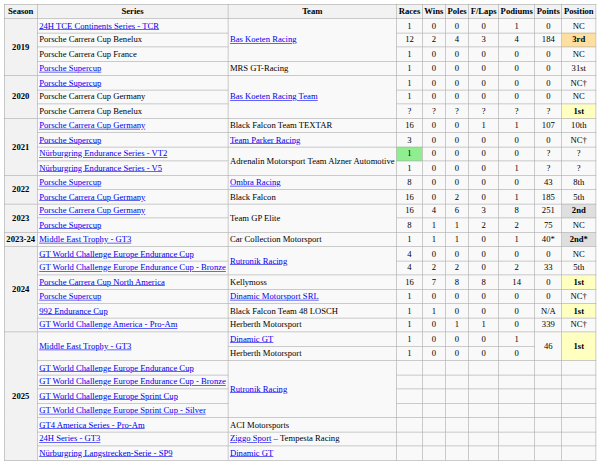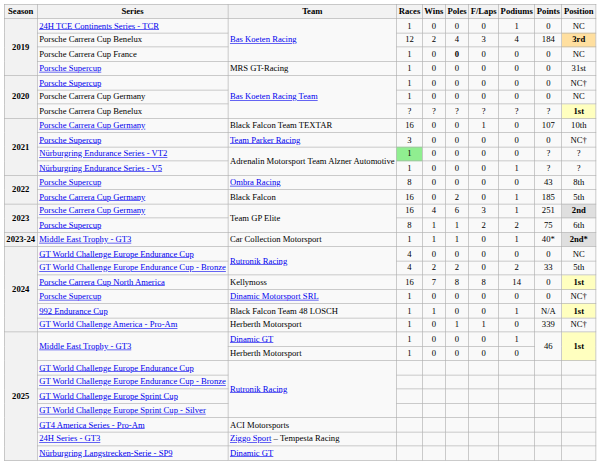(457, 54) normal -> (457, 54) bold
(517, 126) 1 -> (517, 126) 0
(517, 211) 8 -> (517, 211) 1
(579, 225) NC -> (579, 225) 6th
(517, 311) 0 -> (517, 311) 1
